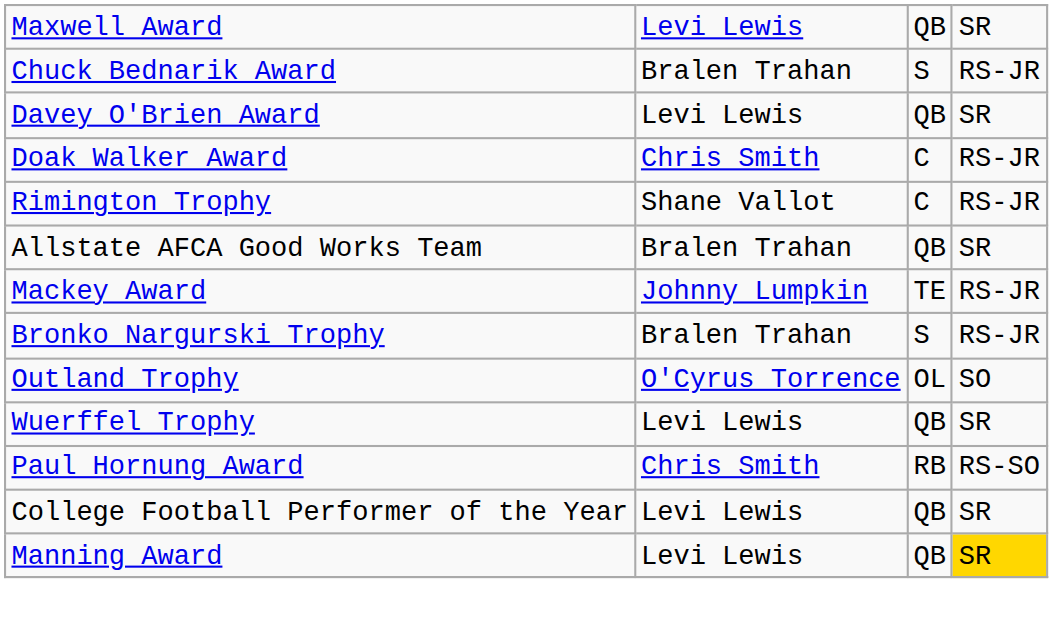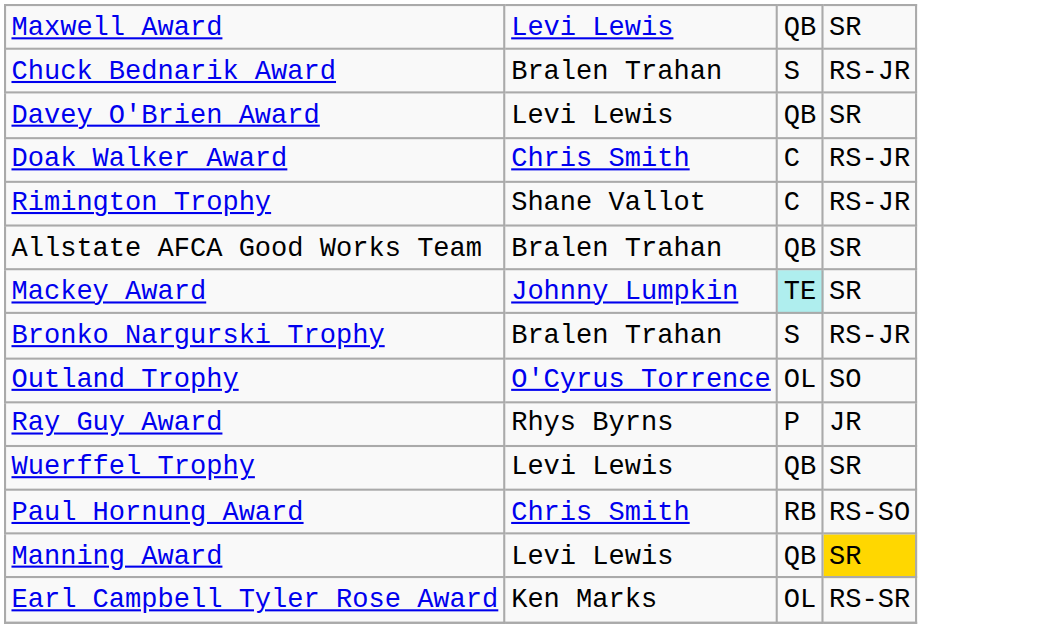(930, 291) no background -> (800, 291) paleturquoise background
(999, 291) RS-JR -> (845, 291) SR
+ row: (117, 424)
- row: (320, 512)
+ row: (255, 600)
